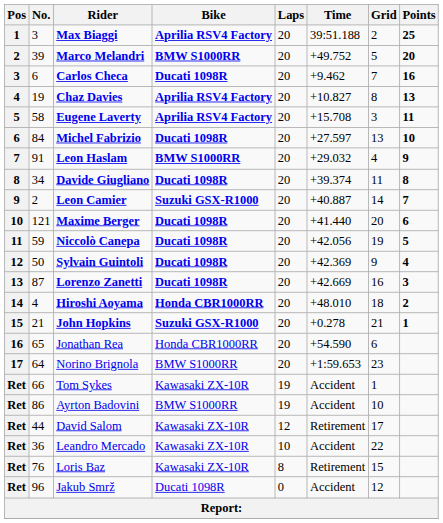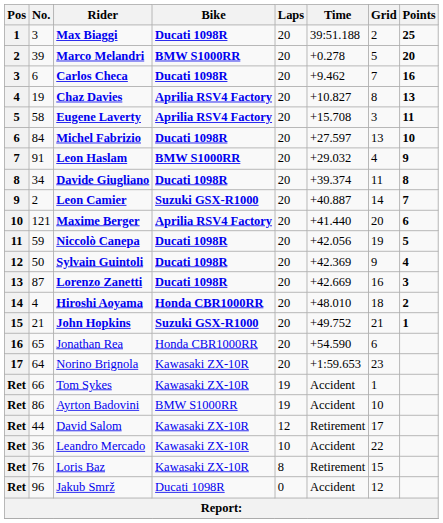(214, 35) Aprilia RSV4 Factory -> (191, 35) Ducati 1098R
(331, 56) +49.752 -> (327, 56) +0.278
(191, 220) Ducati 1098R -> (214, 220) Aprilia RSV4 Factory
(327, 323) +0.278 -> (331, 323) +49.752
(196, 364) BMW S1000RR -> (202, 364) Kawasaki ZX-10R
